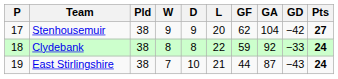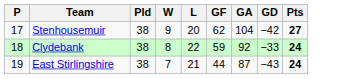- column: (194, 13)
